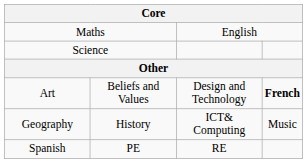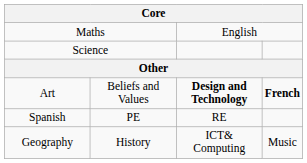(219, 93) normal -> (219, 93) bold
rows swapped: (47, 124) <-> (47, 149)
